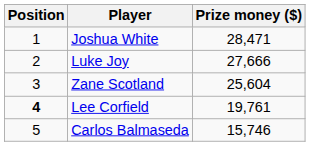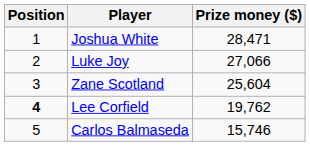(249, 61) 27,666 -> (249, 61) 27,066
(249, 107) 19,761 -> (249, 107) 19,762
